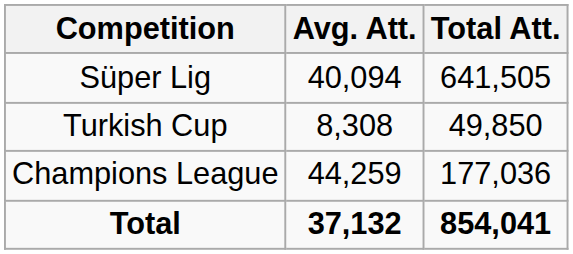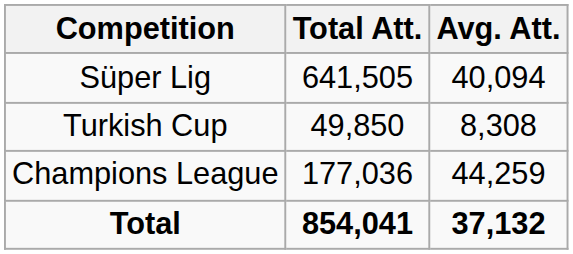columns swapped: (355, 28) <-> (496, 28)
